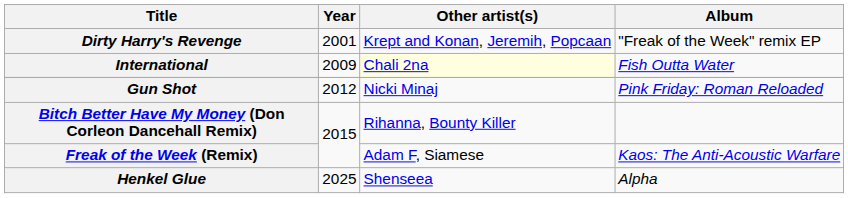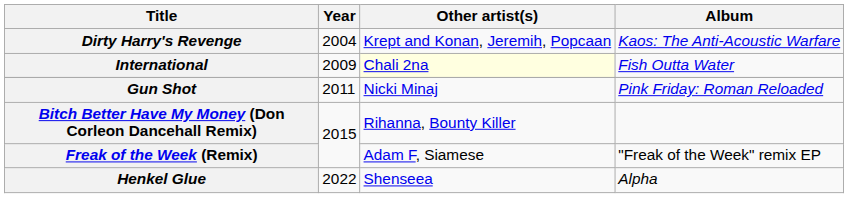(339, 41) 2001 -> (339, 41) 2004
(720, 41) "Freak of the Week" remix EP -> (729, 41) Kaos: The Anti-Acoustic Warfare
(339, 89) 2012 -> (339, 89) 2011
(729, 155) Kaos: The Anti-Acoustic Warfare -> (720, 155) "Freak of the Week" remix EP
(339, 180) 2025 -> (339, 180) 2022
